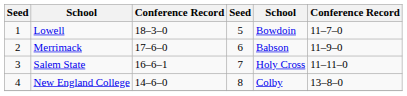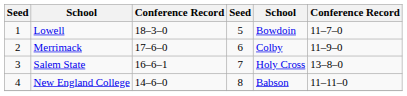(272, 47) Babson -> (269, 47) Colby
(329, 64) 11–11–0 -> (327, 64) 13–8–0
(269, 82) Colby -> (272, 82) Babson
(327, 82) 13–8–0 -> (329, 82) 11–11–0
